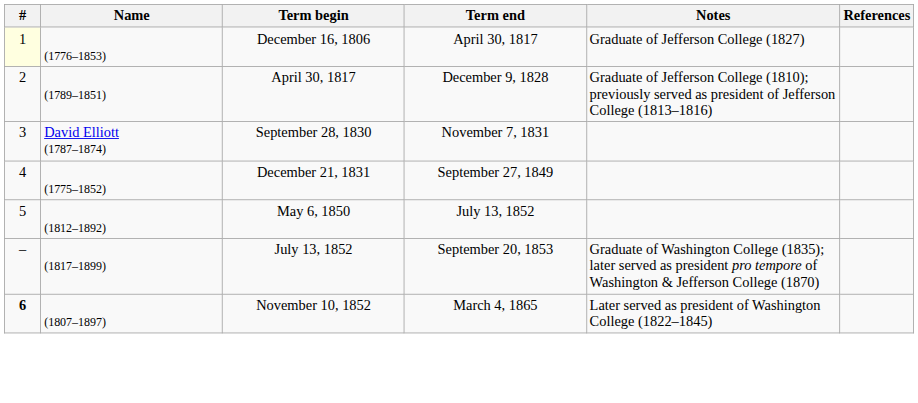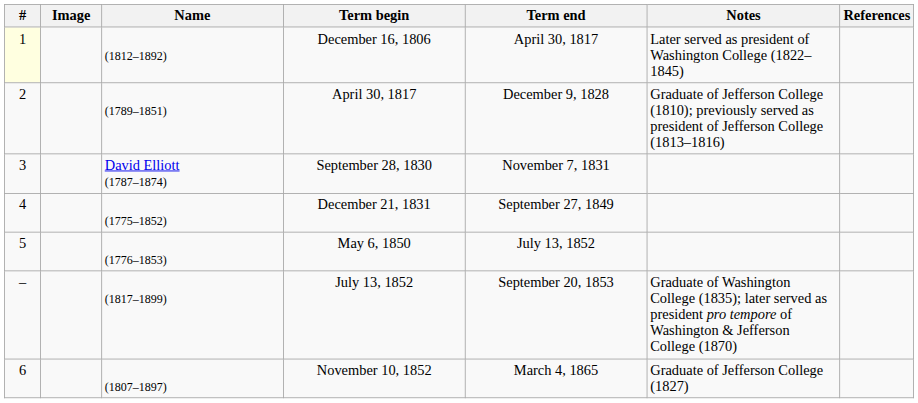+ column: (71, 15)
(75, 55) (1776–1853) -> (136, 55) (1812–1892)
(697, 38) Graduate of Jefferson College (1827) -> (731, 54) Later served as president of Washington College (1822–1845)
(75, 228) (1812–1892) -> (136, 260) (1776–1853)
(23, 305) bold -> (23, 370) normal
(705, 313) Later served as president of Washington College (1822–1845) -> (737, 378) Graduate of Jefferson College (1827)
